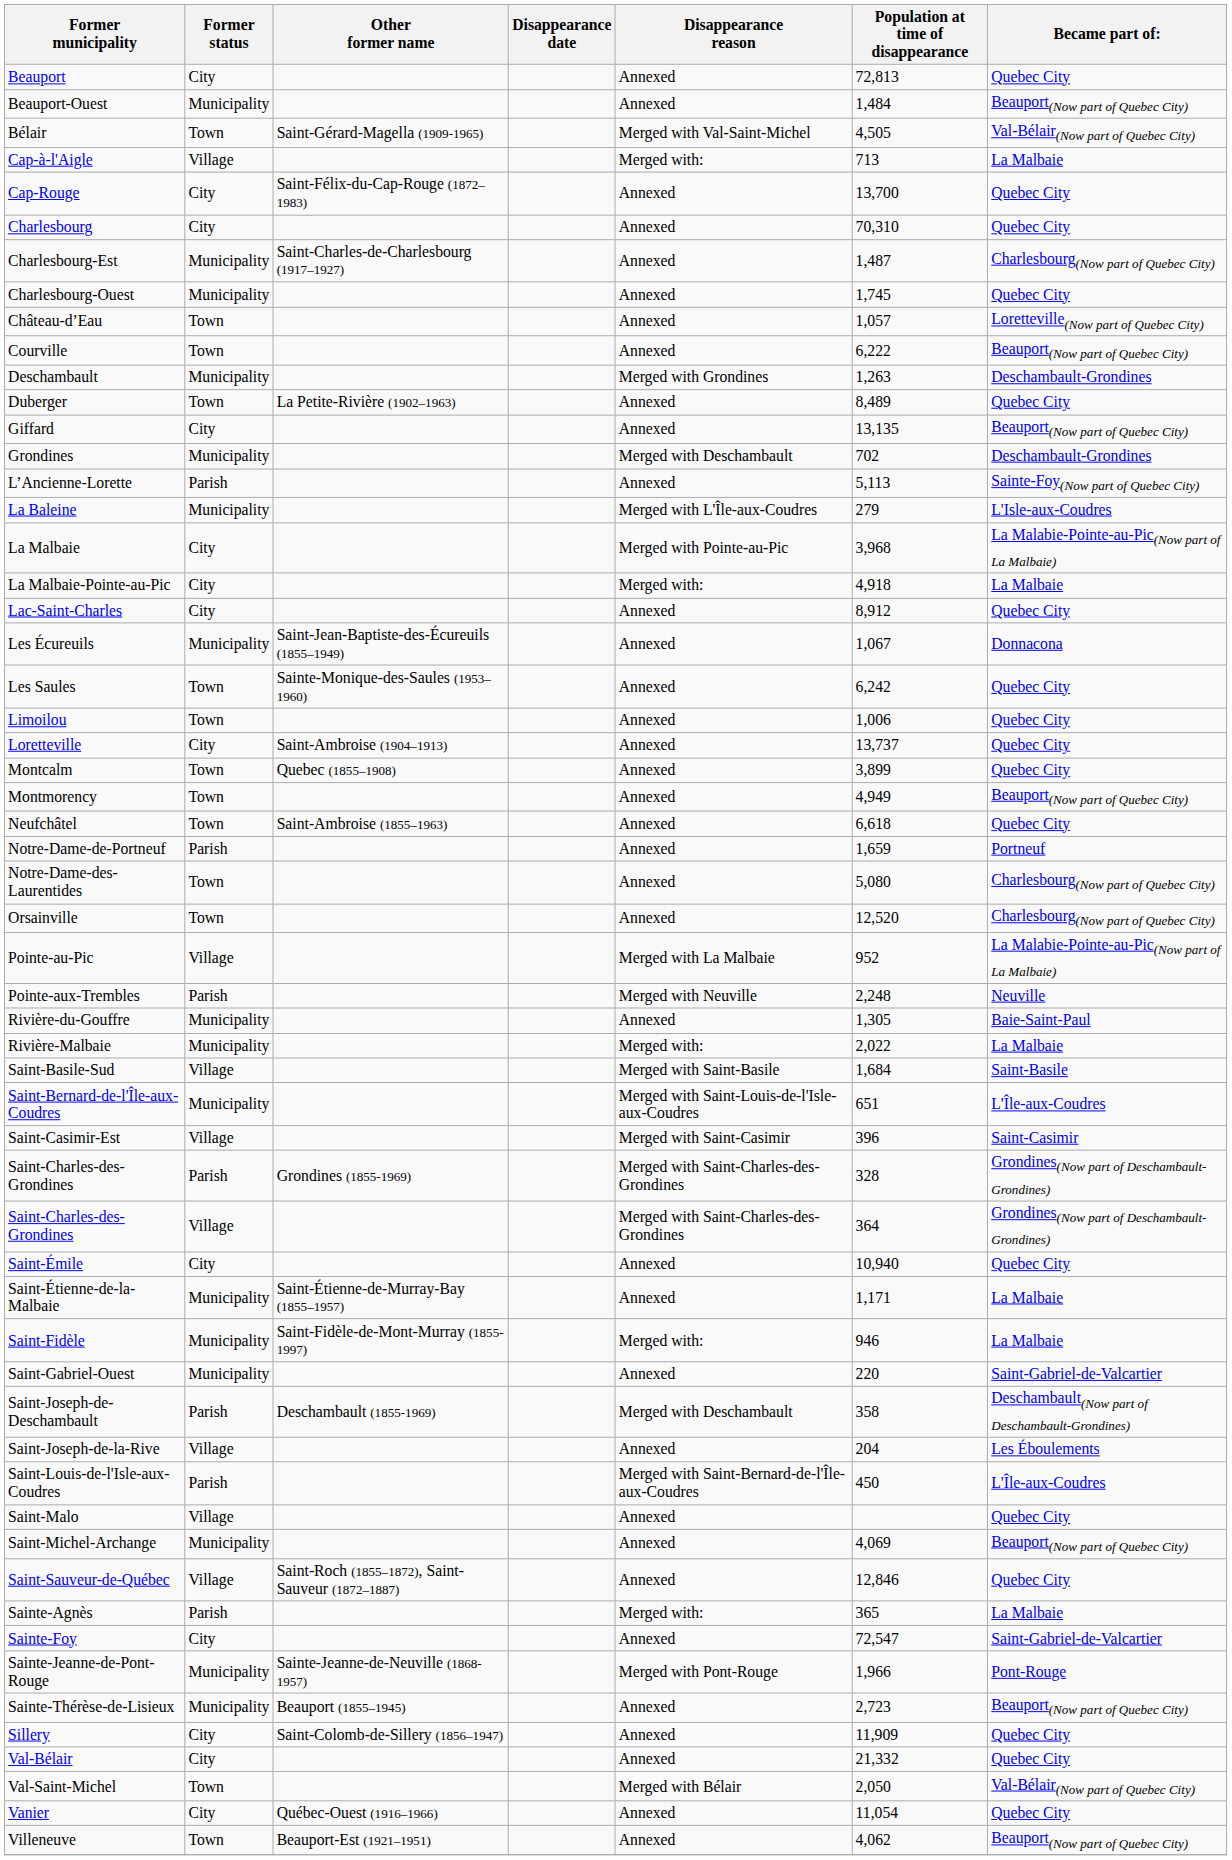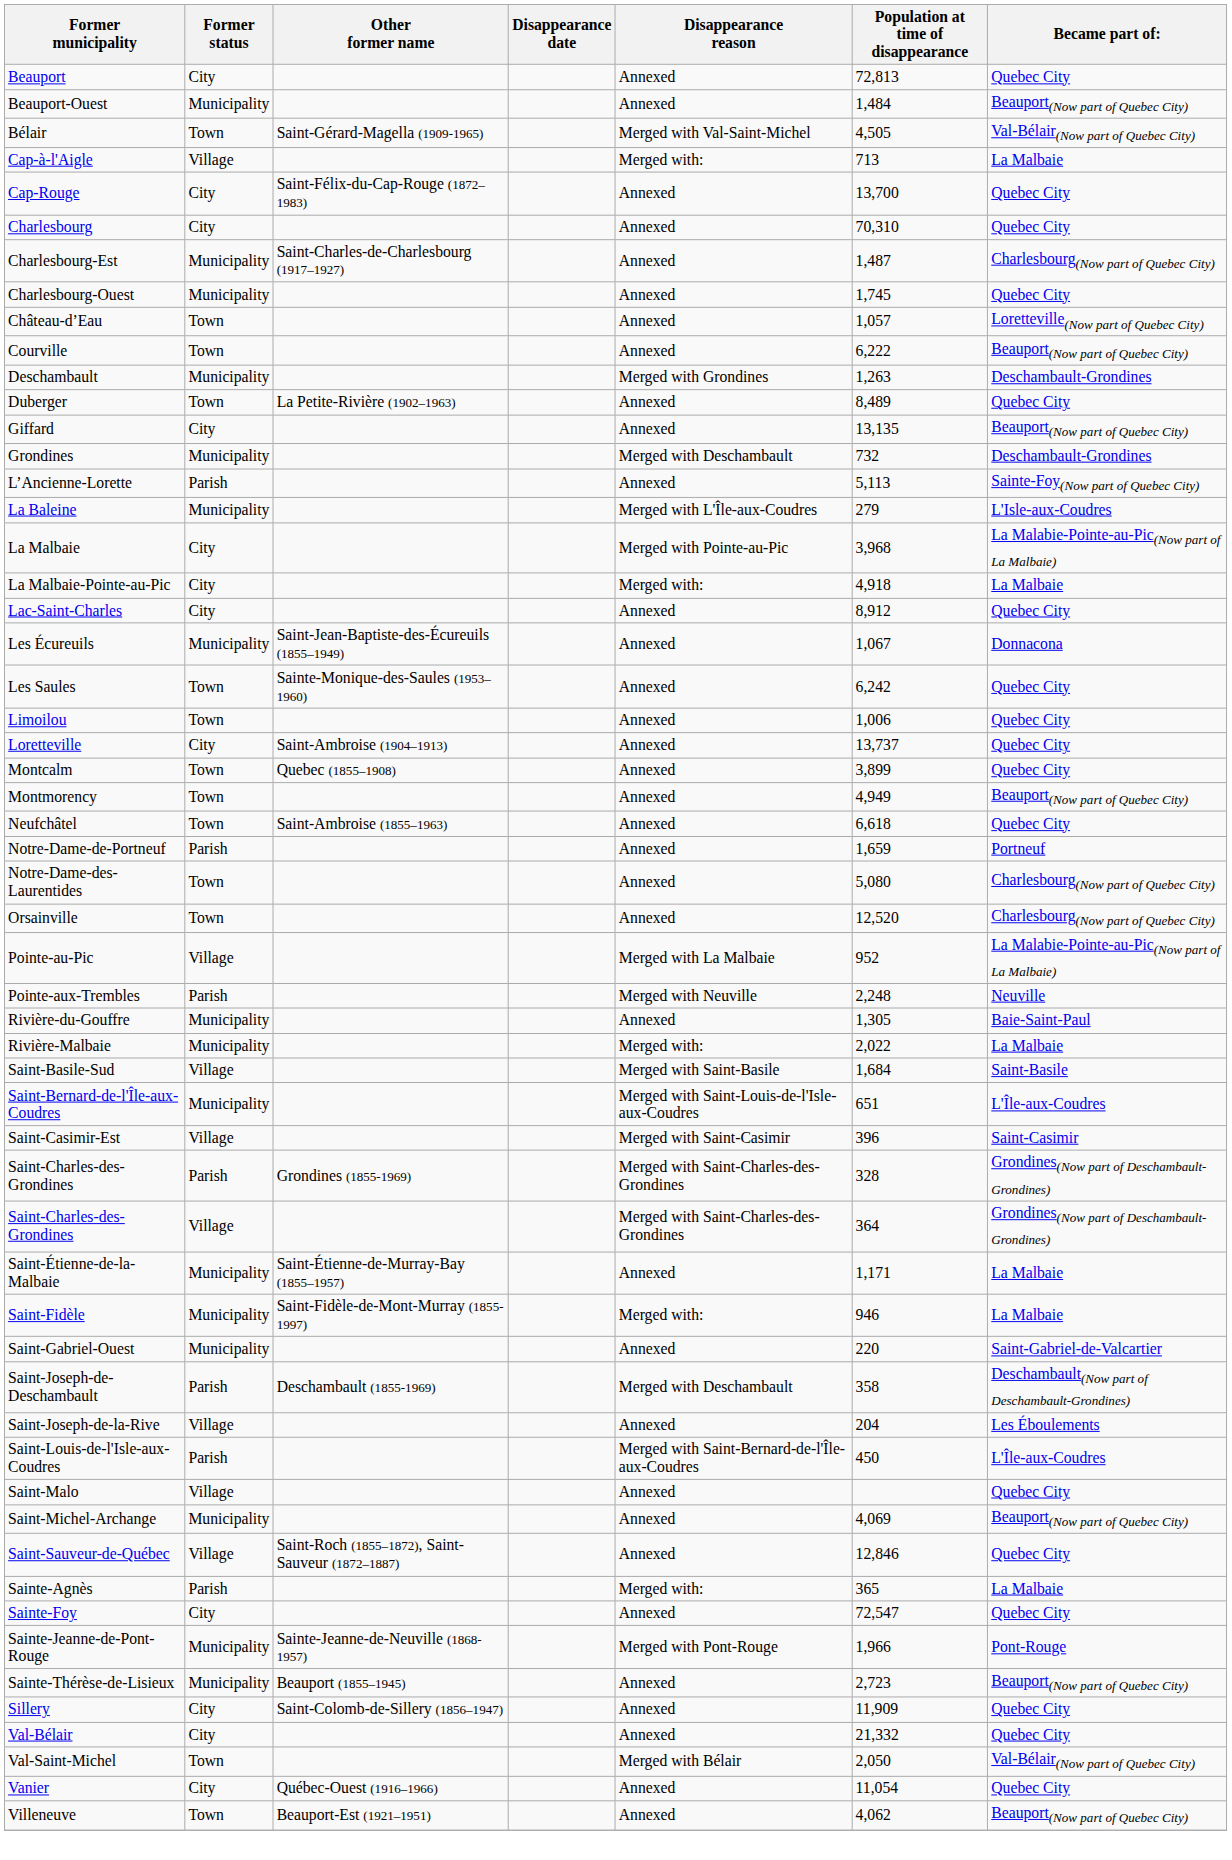(867, 456) 702 -> (867, 456) 732
- row: (46, 1264)
(1077, 1638) Saint-Gabriel-de-Valcartier -> (1031, 1613) Quebec City
